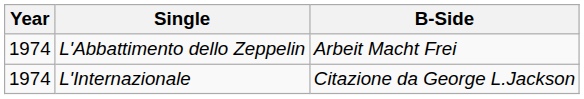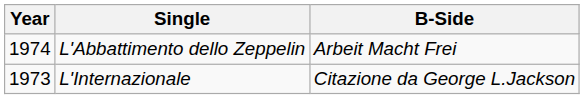(30, 78) 1974 -> (30, 78) 1973
